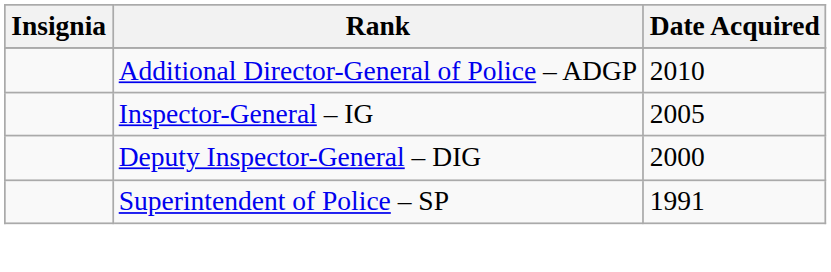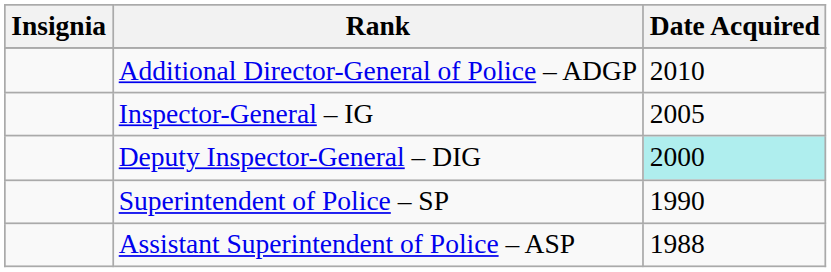(677, 157) no background -> (677, 157) paleturquoise background
(677, 200) 1991 -> (677, 200) 1990
+ row: (347, 244)
